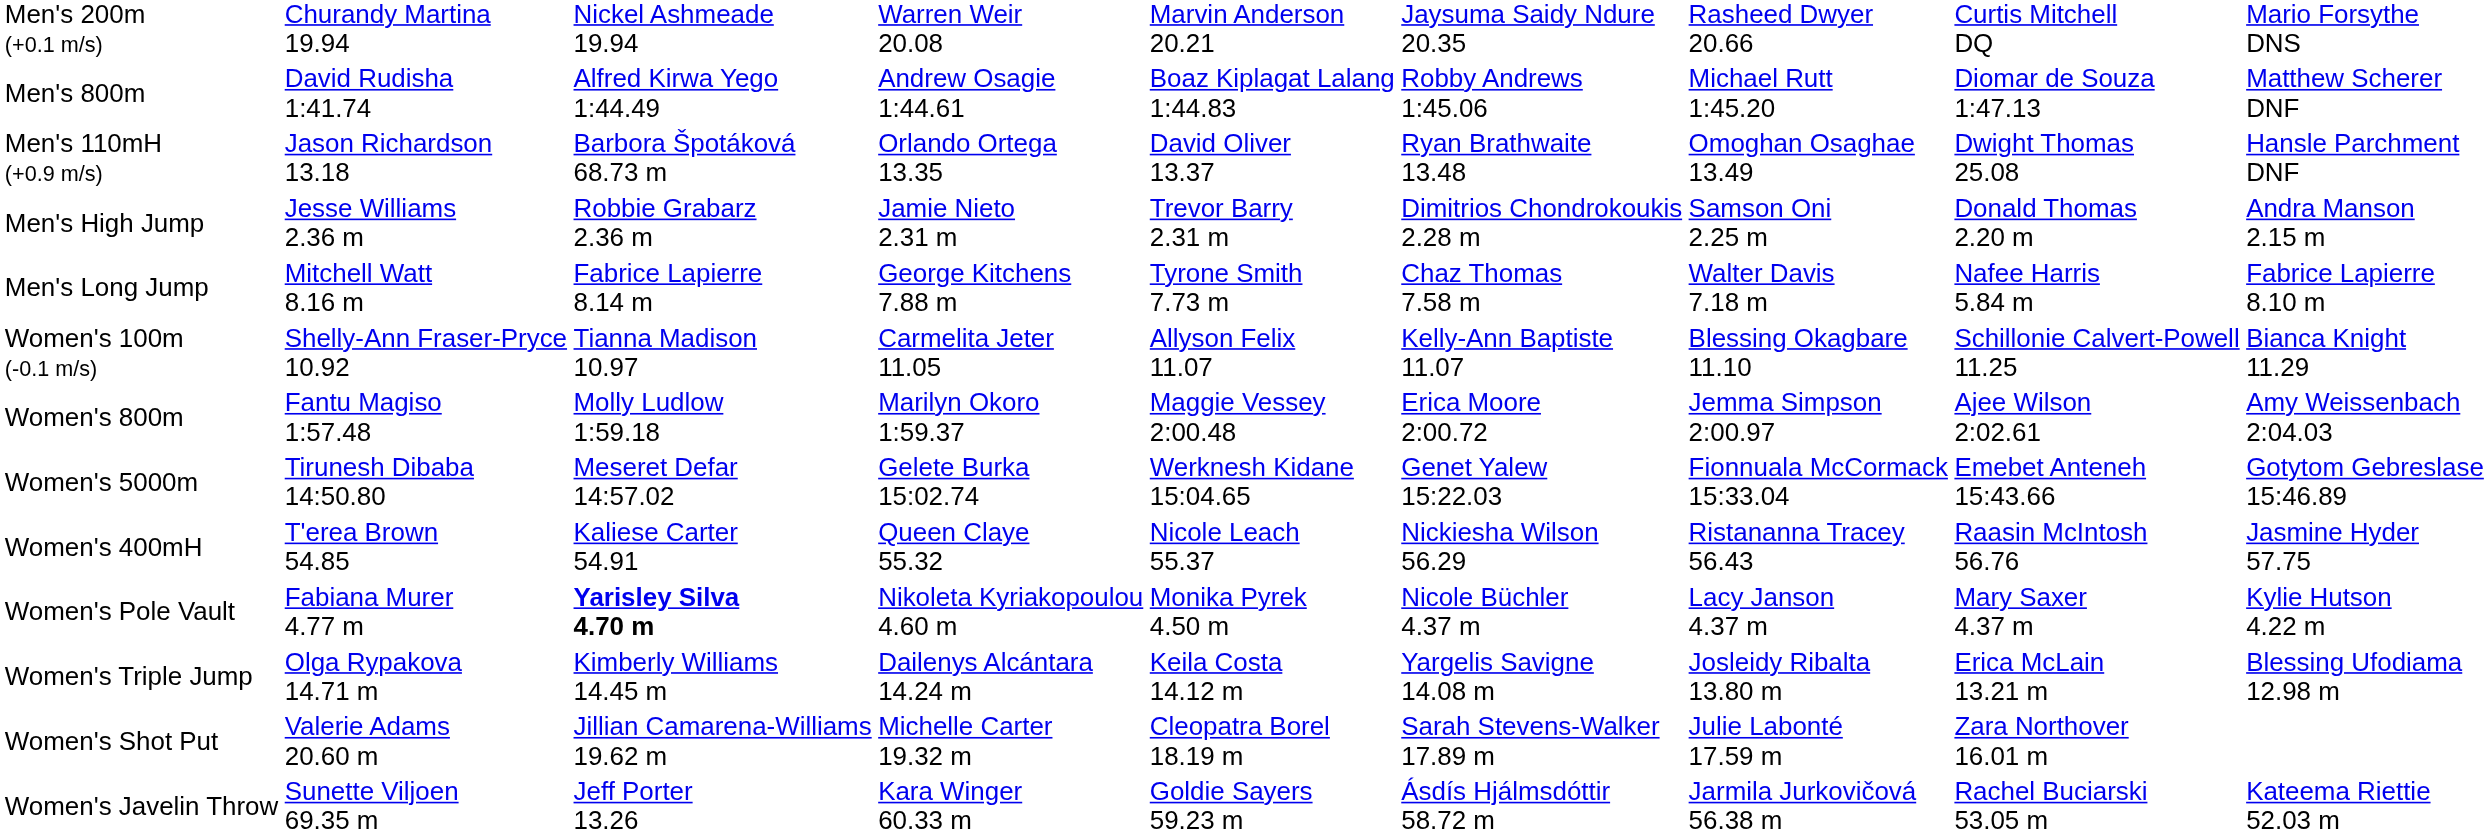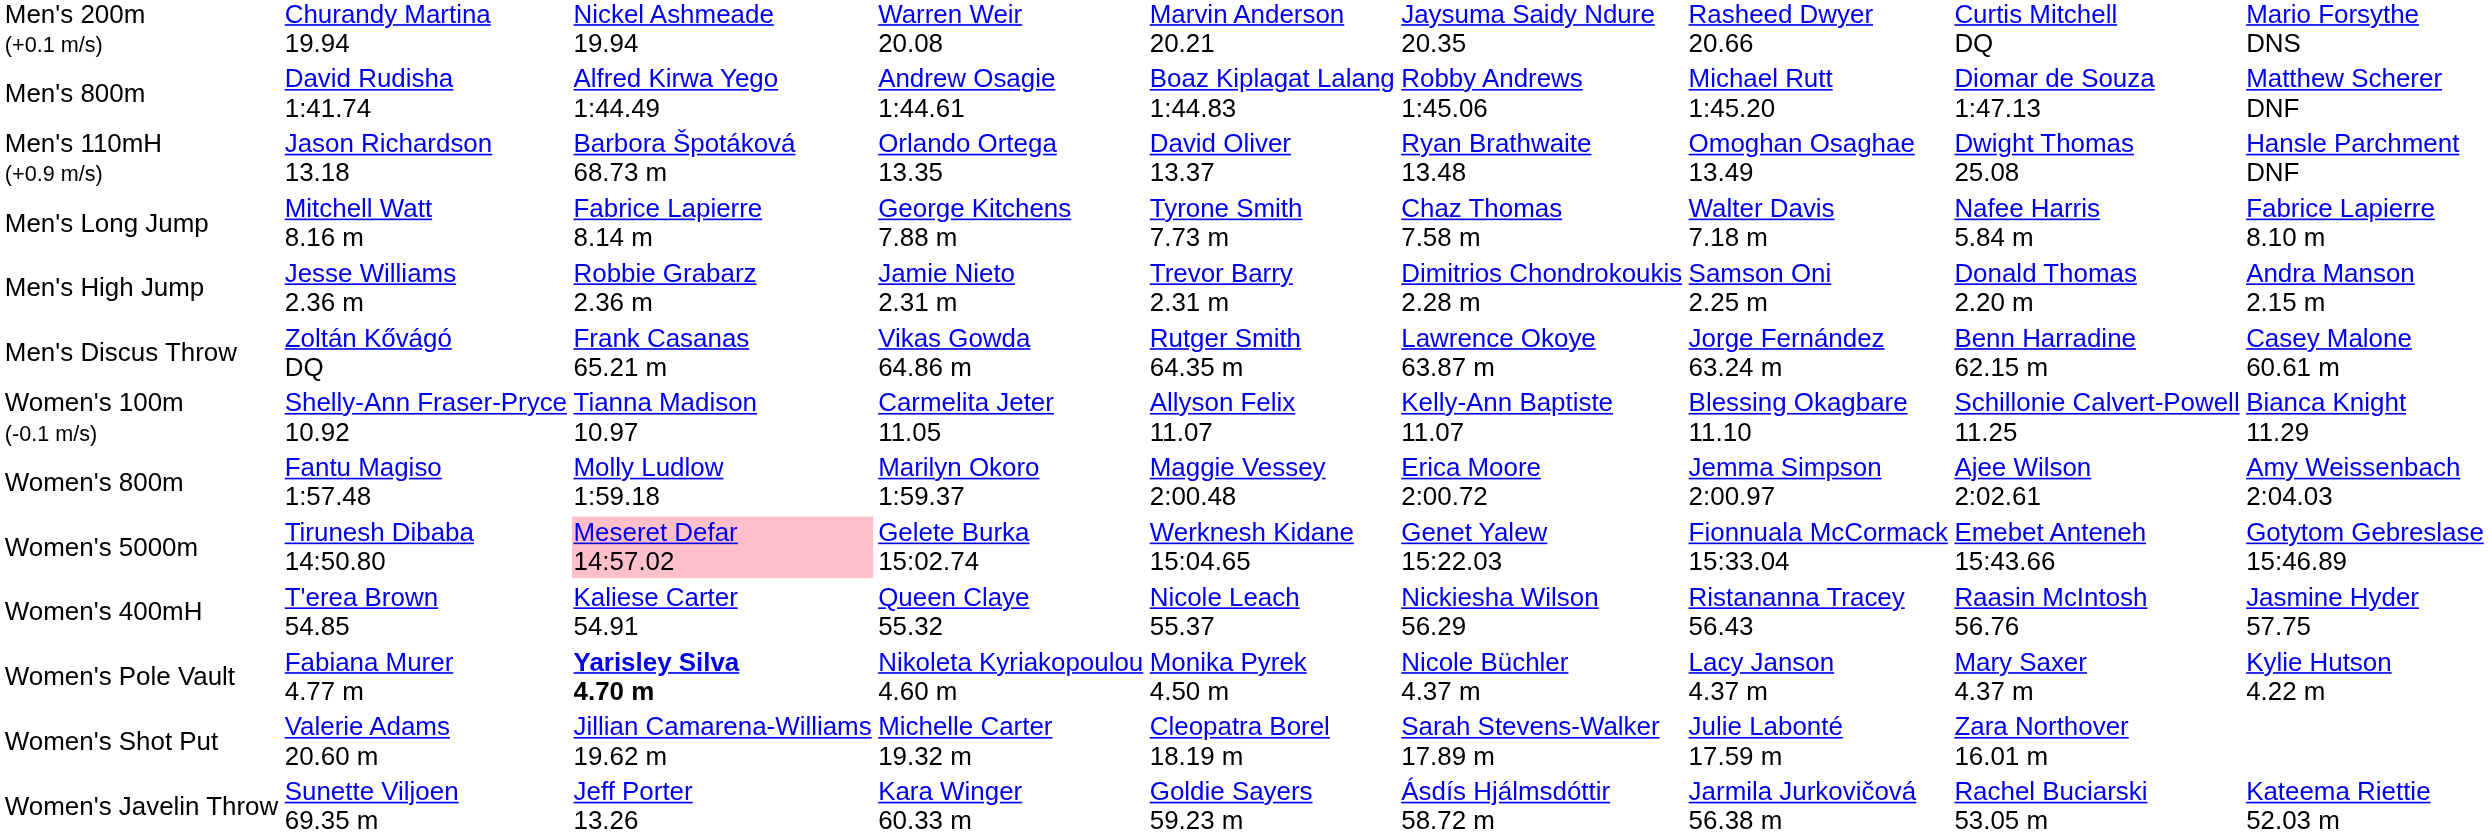rows swapped: (105, 223) <-> (107, 287)
+ row: (121, 352)
(656, 482) no background -> (656, 547) pink background
- row: (129, 676)
